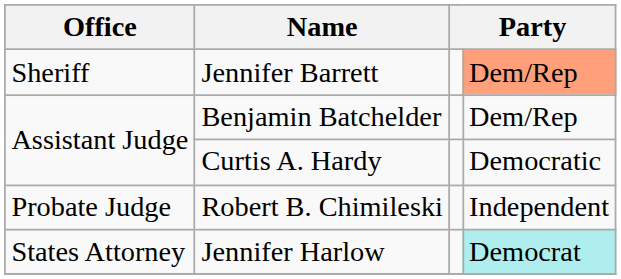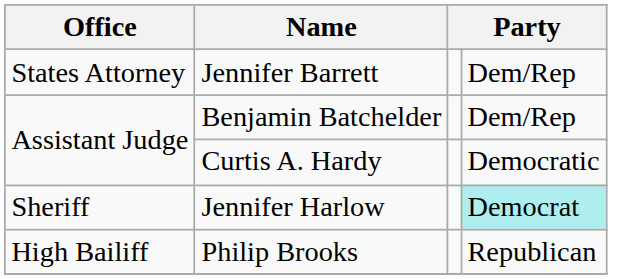(50, 71) Sheriff -> (98, 71) States Attorney
(523, 71) lightsalmon background -> (522, 71) no background
- row: (322, 206)
(98, 251) States Attorney -> (50, 206) Sheriff
+ row: (280, 251)
